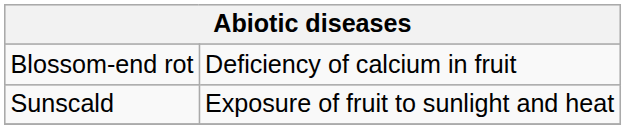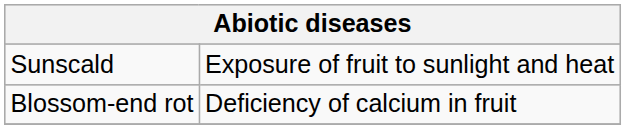rows swapped: (102, 64) <-> (62, 104)
